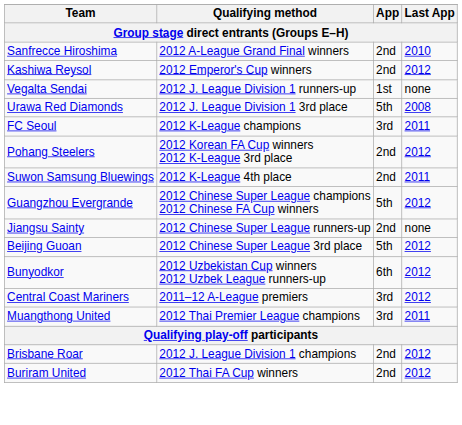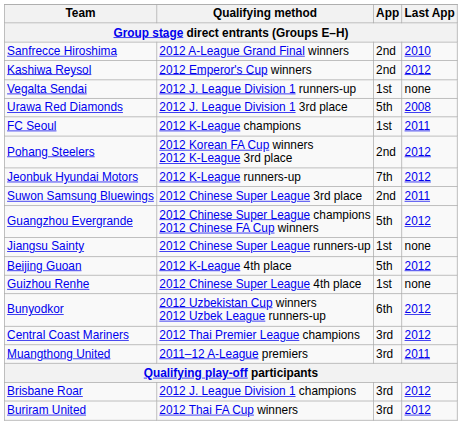(385, 126) 3rd -> (384, 126) 1st
+ row: (73, 177)
(225, 177) 2012 K-League 4th place -> (261, 196) 2012 Chinese Super League 3rd place
(386, 228) 2nd -> (384, 247) 1st
(261, 247) 2012 Chinese Super League 3rd place -> (225, 265) 2012 K-League 4th place
+ row: (48, 284)
(234, 297) 2011–12 A-League premiers -> (260, 335) 2012 Thai Premier League champions
(260, 316) 2012 Thai Premier League champions -> (234, 354) 2011–12 A-League premiers
(386, 354) 2nd -> (385, 391) 3rd
(386, 373) 2nd -> (385, 410) 3rd
